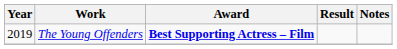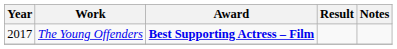(20, 34) 2019 -> (20, 34) 2017
